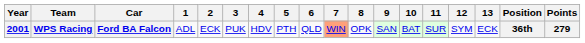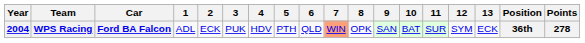(18, 29) 2001 -> (18, 29) 2004
(562, 29) 279 -> (562, 29) 278
